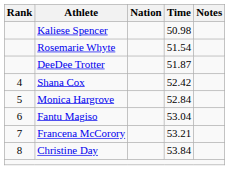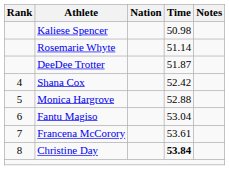(179, 47) 51.54 -> (179, 47) 51.14
(179, 99) 52.84 -> (179, 99) 52.88
(179, 133) 53.21 -> (179, 133) 53.61
(179, 151) normal -> (179, 151) bold
